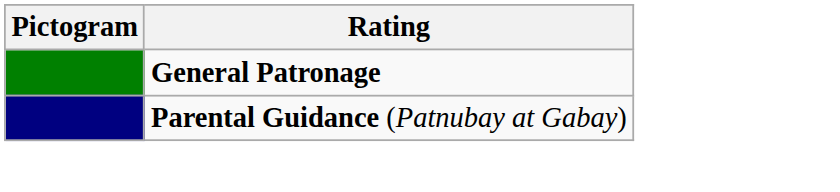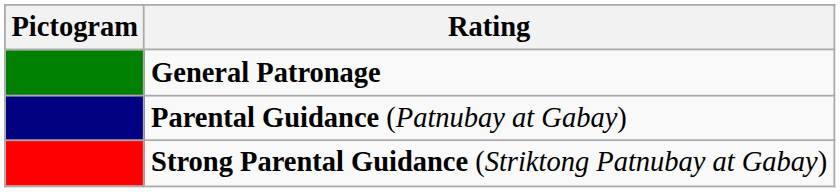+ row: (489, 162)
